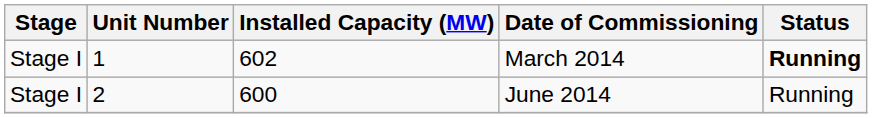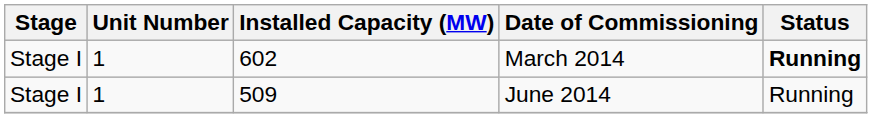(99, 94) 2 -> (99, 94) 1
(258, 94) 600 -> (258, 94) 509
